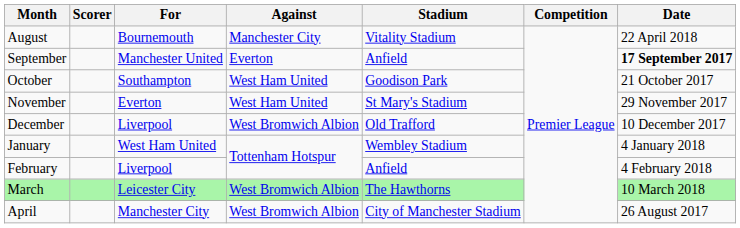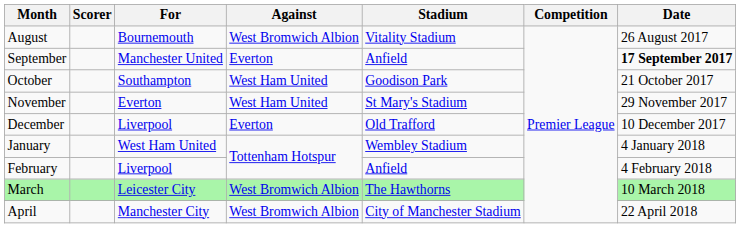(275, 37) Manchester City -> (294, 37) West Bromwich Albion
(659, 37) 22 April 2018 -> (665, 37) 26 August 2017
(294, 124) West Bromwich Albion -> (251, 124) Everton
(665, 211) 26 August 2017 -> (659, 211) 22 April 2018
